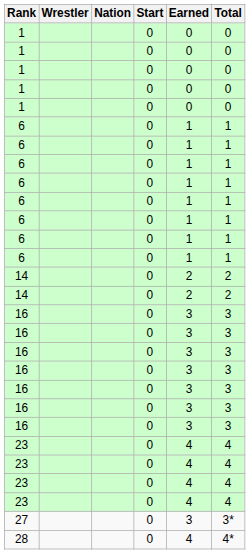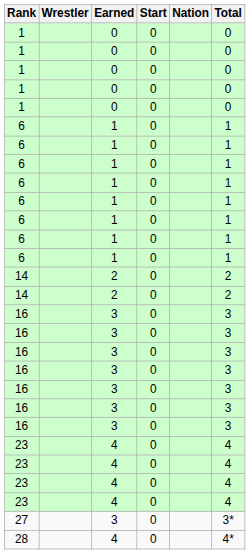columns swapped: (113, 13) <-> (189, 13)
